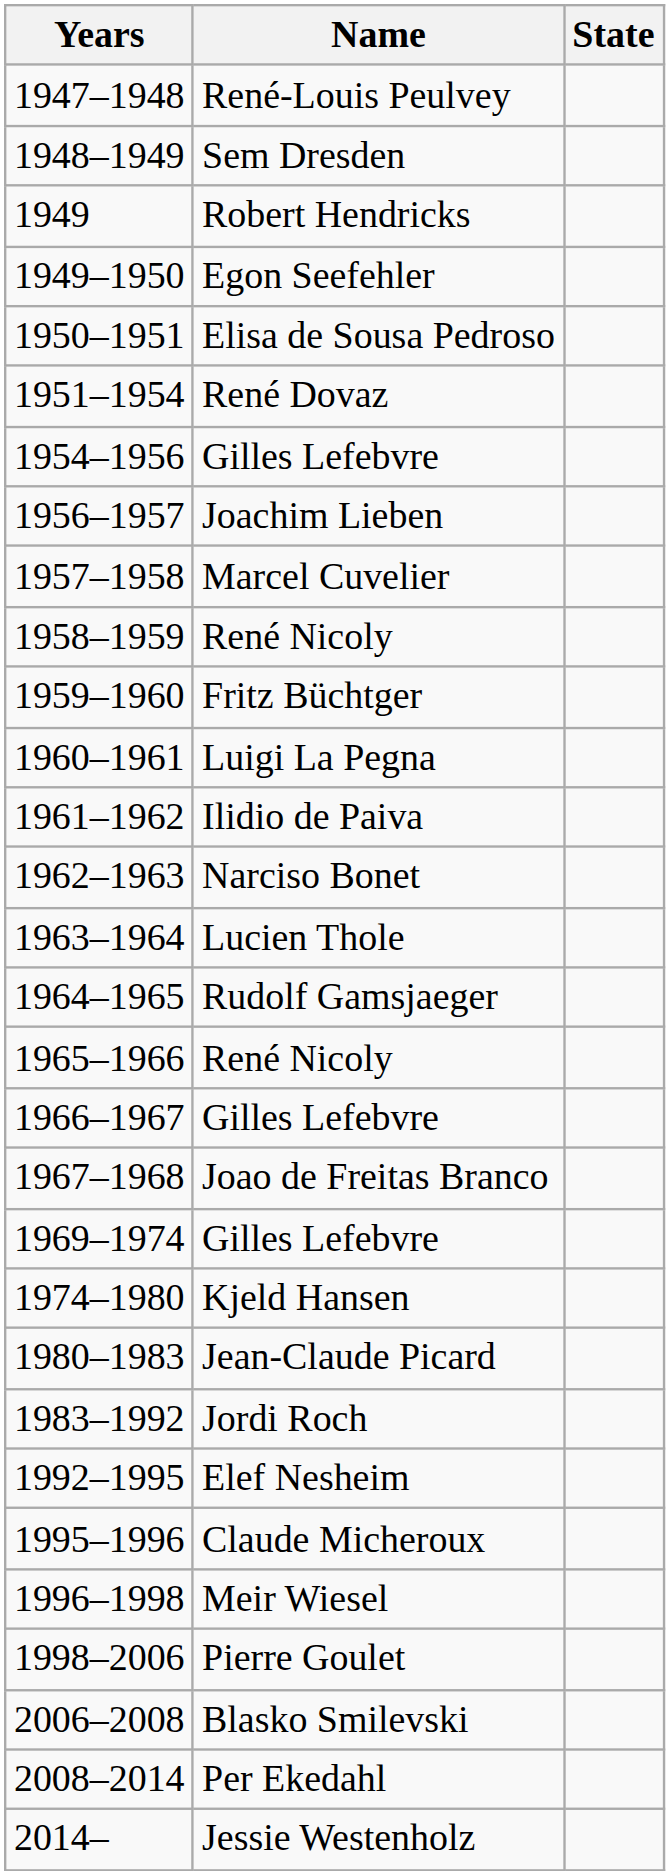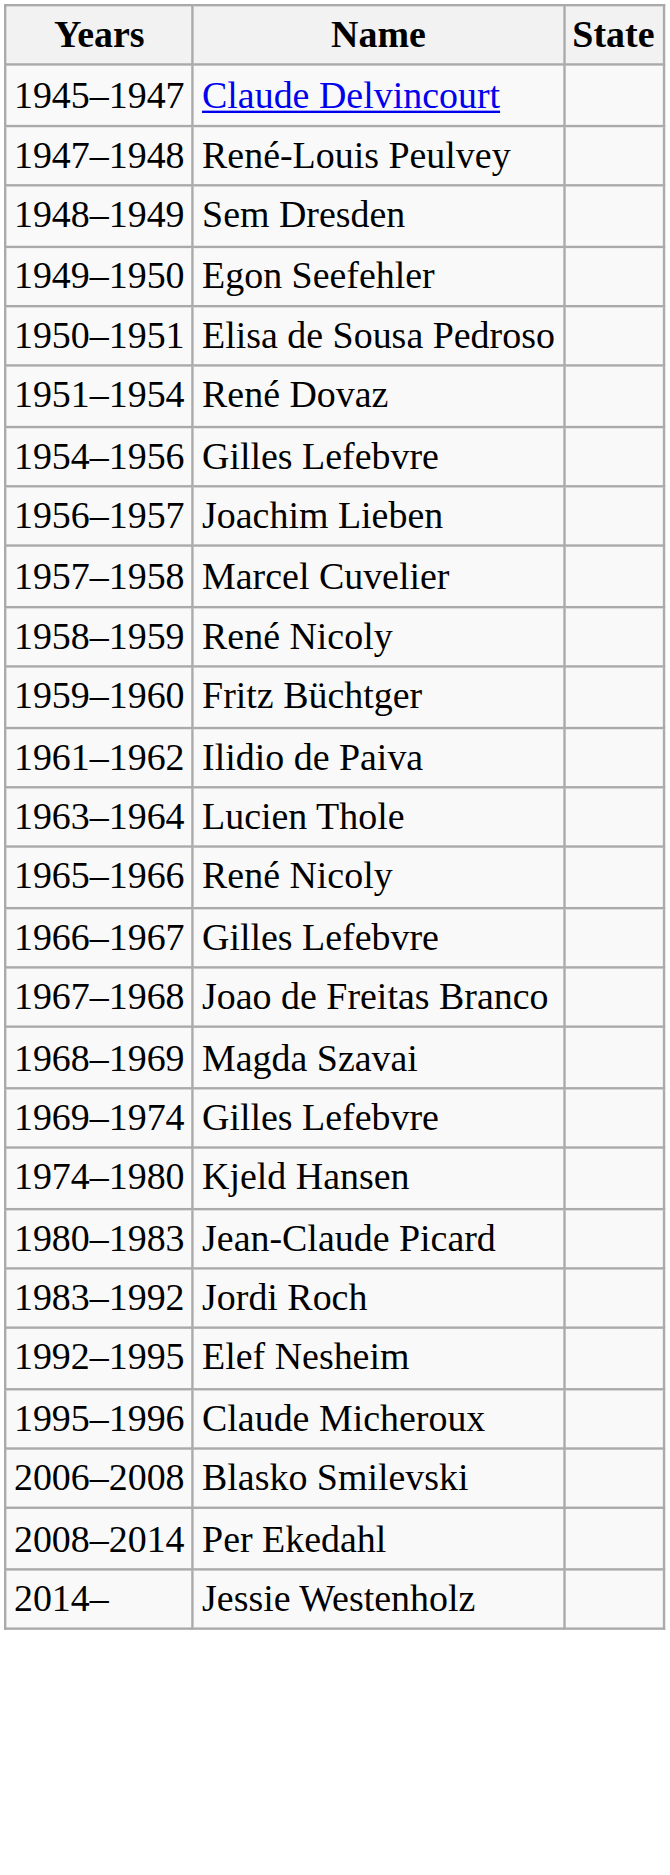+ row: (99, 94)
- row: (52, 214)
- row: (99, 756)
- row: (99, 876)
- row: (99, 996)
+ row: (99, 1056)
- row: (99, 1598)
- row: (99, 1658)
